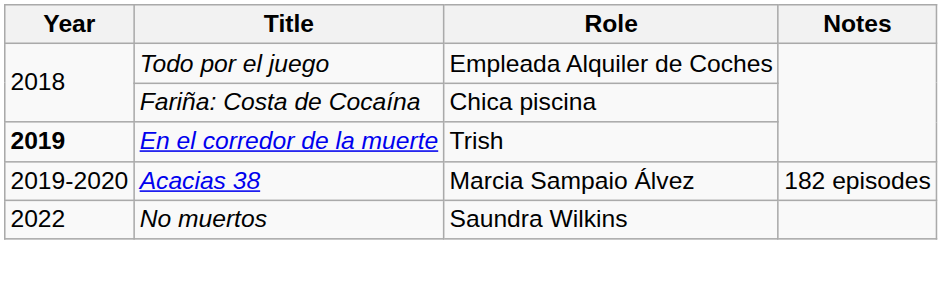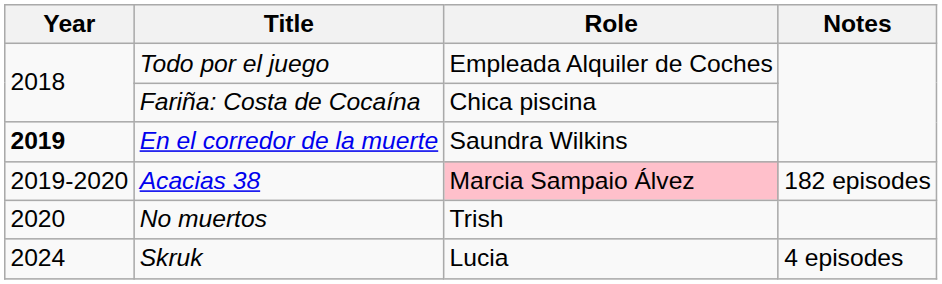(476, 141) Trish -> (539, 141) Saundra Wilkins
(572, 180) no background -> (572, 180) pink background
(38, 219) 2022 -> (38, 219) 2020
(539, 219) Saundra Wilkins -> (476, 219) Trish
+ row: (171, 258)
